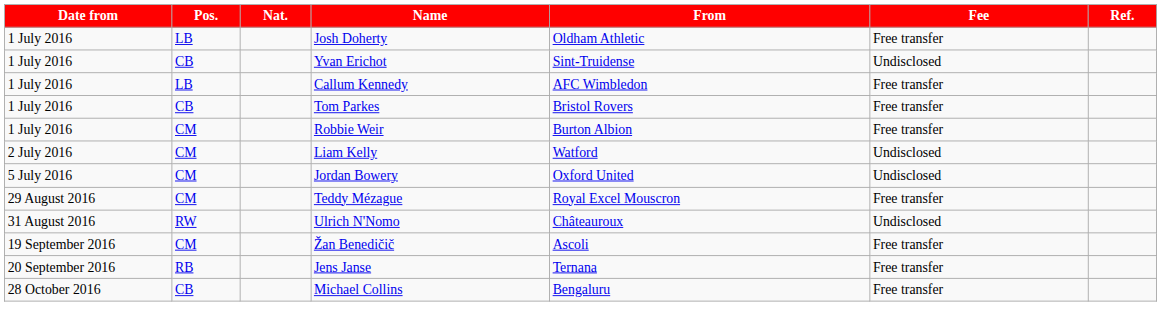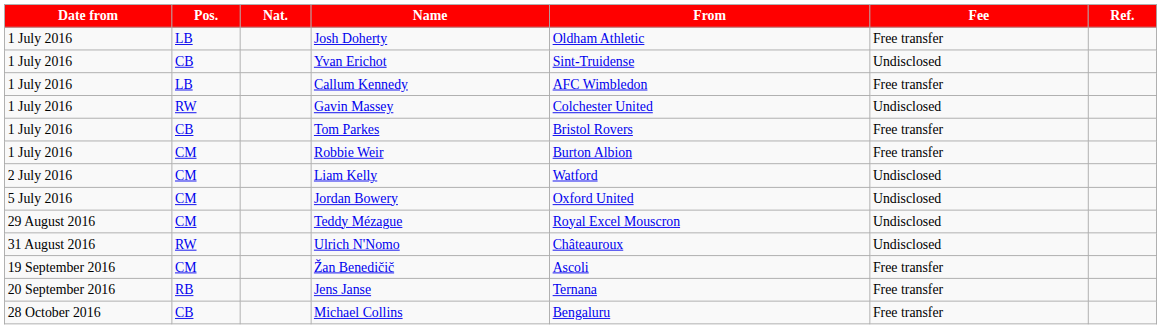+ row: (354, 107)
(908, 198) Free transfer -> (907, 221) Undisclosed
